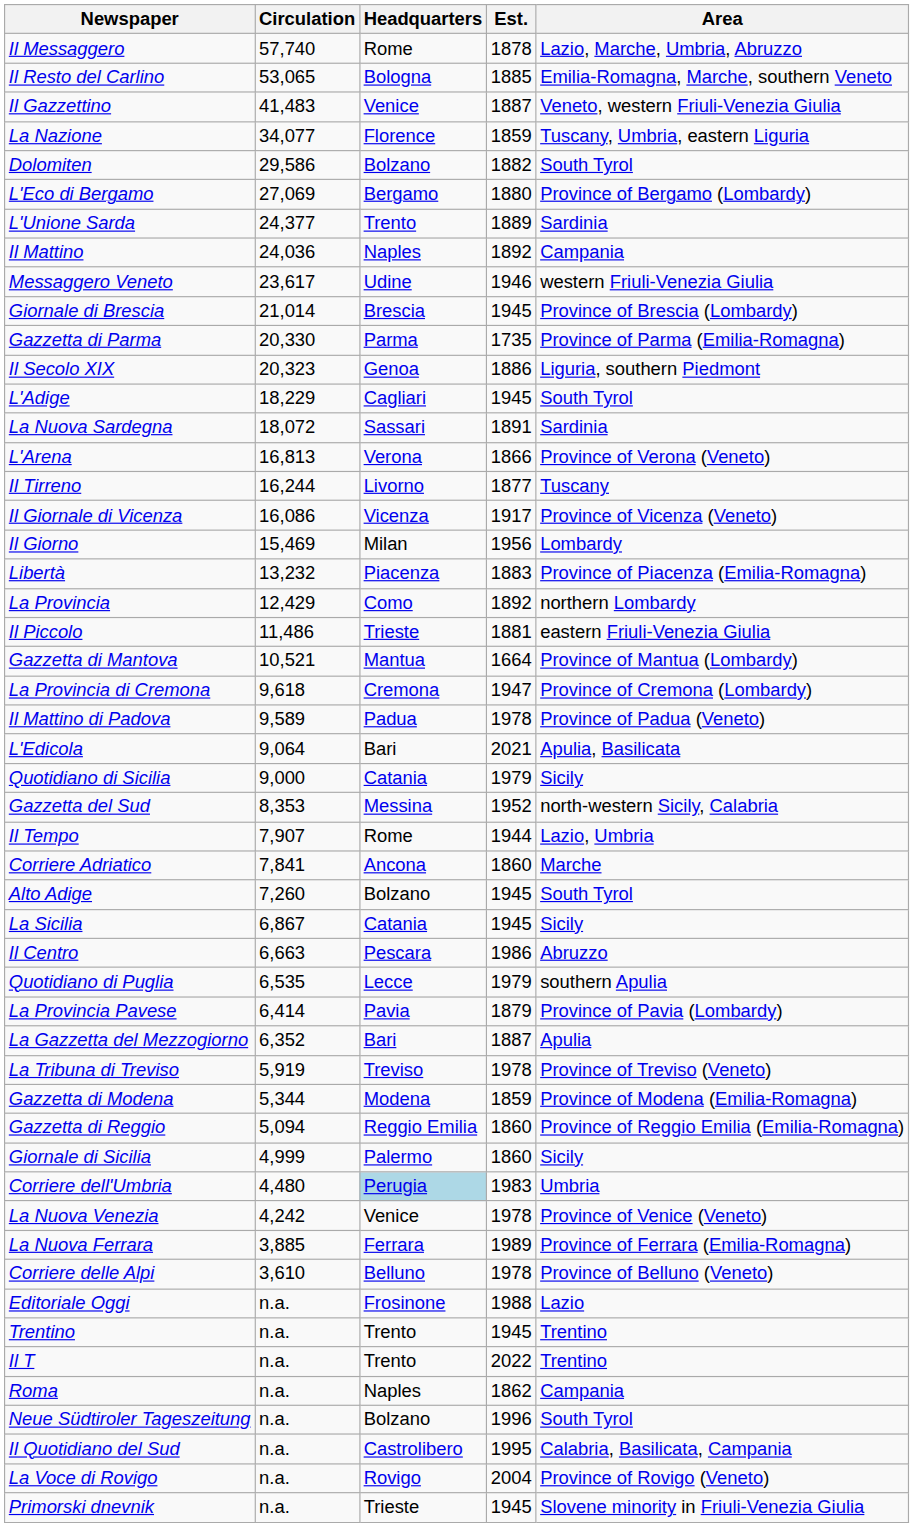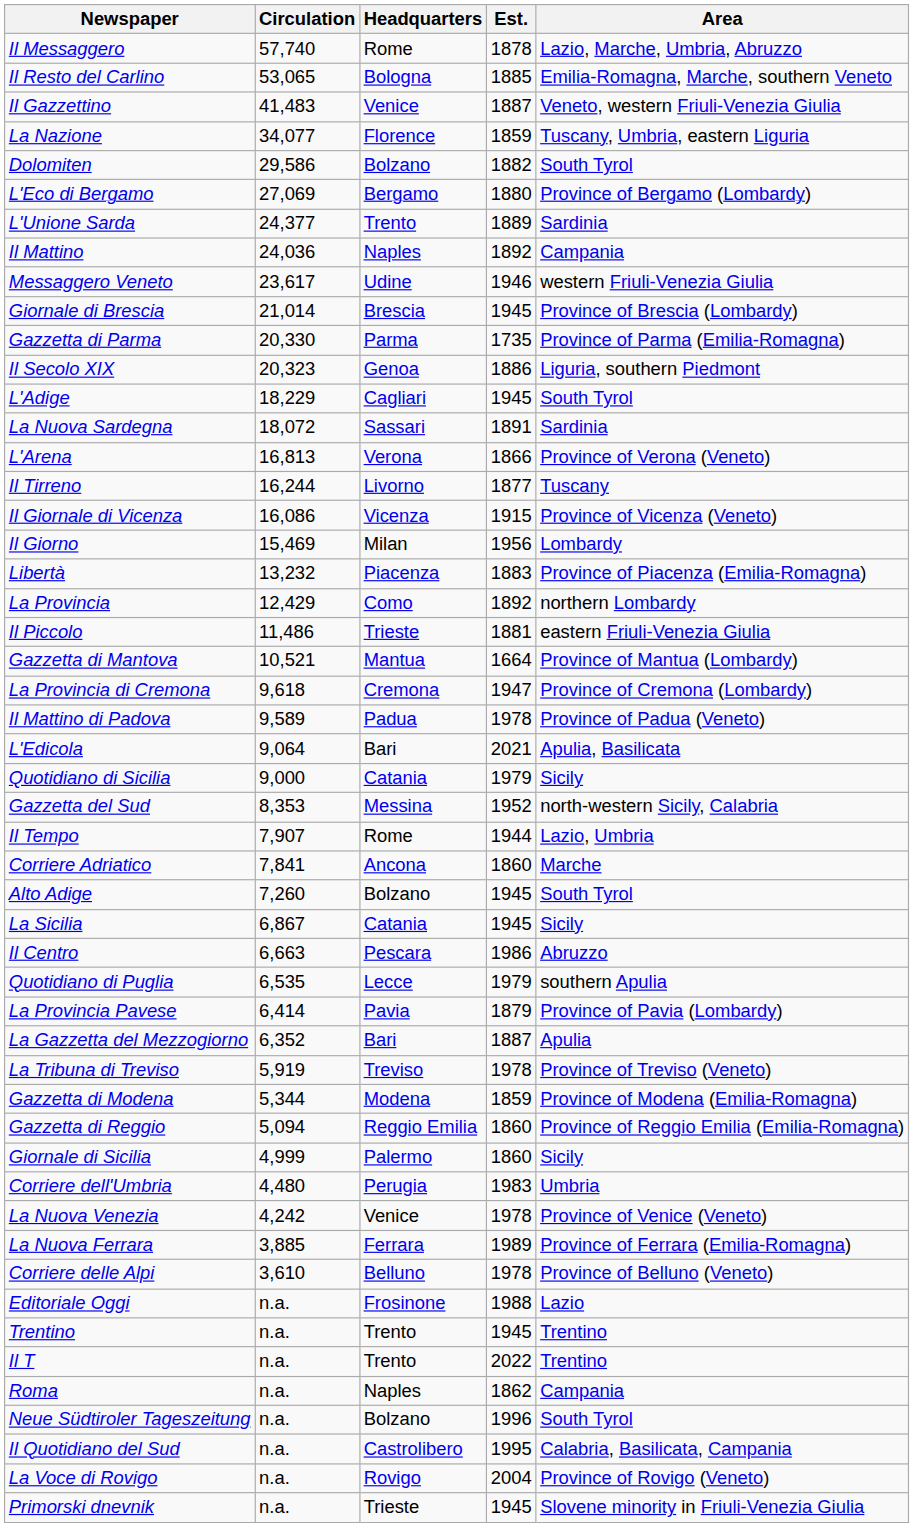(511, 515) 1917 -> (511, 515) 1915
(395, 1186) lightblue background -> (395, 1186) no background
